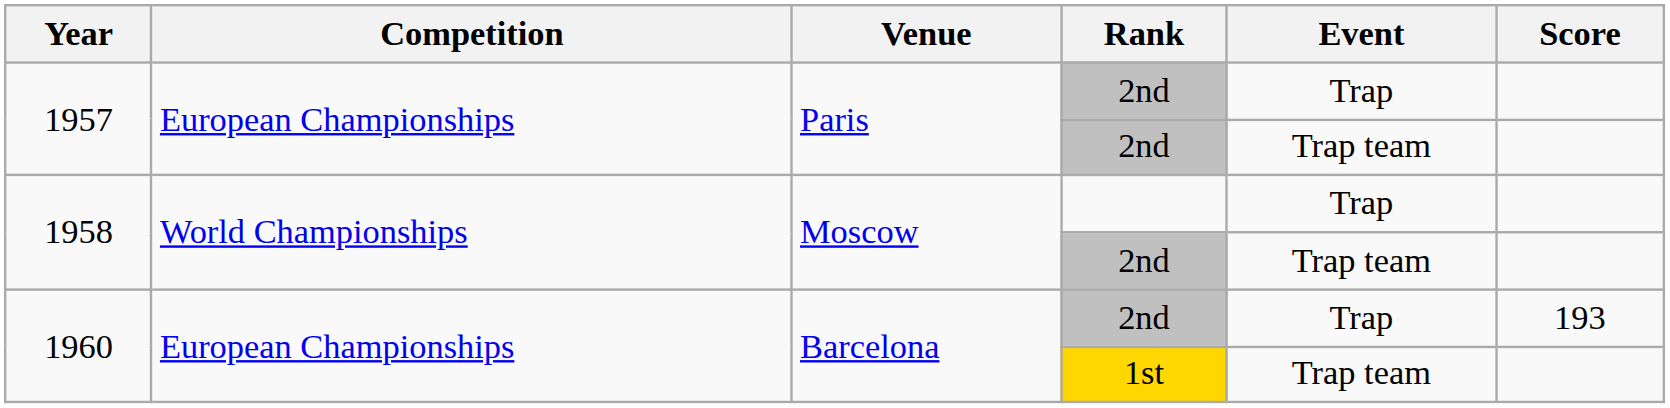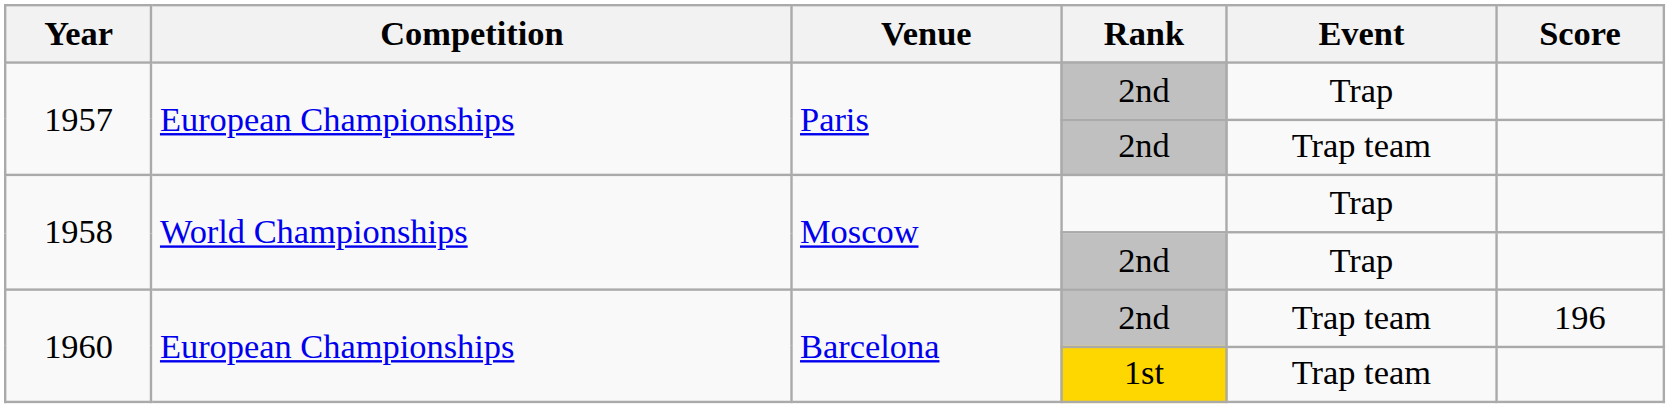(1361, 260) Trap team -> (1361, 260) Trap
(1361, 317) Trap -> (1361, 317) Trap team
(1580, 317) 193 -> (1580, 317) 196
